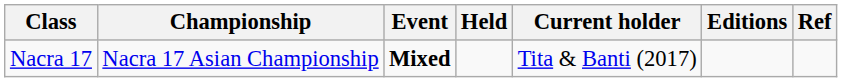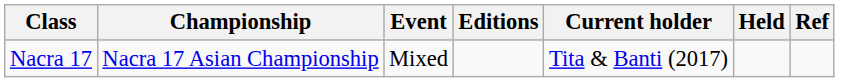columns swapped: (484, 22) <-> (747, 22)
(420, 58) bold -> (419, 58) normal
